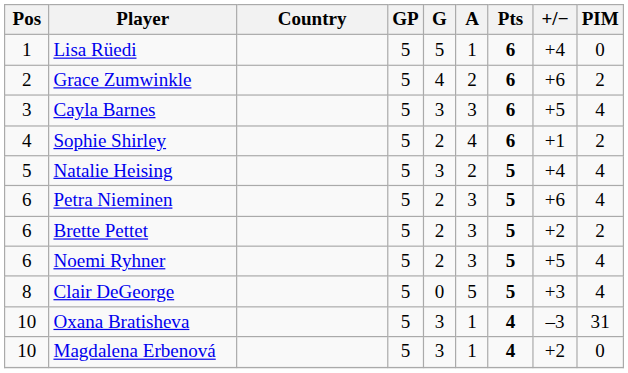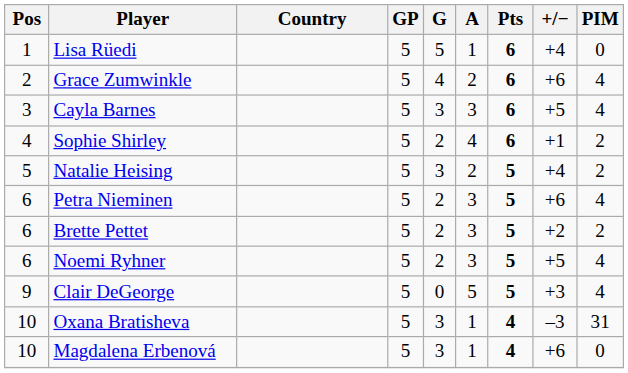(600, 79) 2 -> (600, 79) 4
(600, 170) 4 -> (600, 170) 2
(27, 291) 8 -> (27, 291) 9
(555, 351) +2 -> (555, 351) +6
